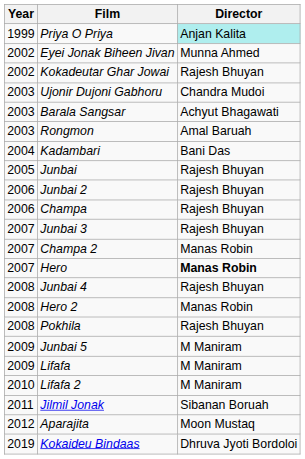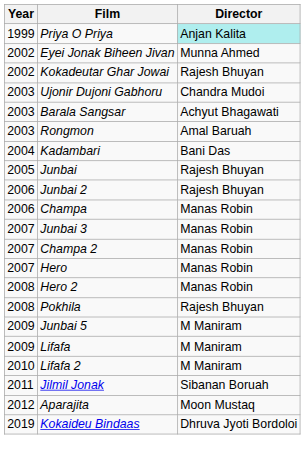(222, 209) Rajesh Bhuyan -> (217, 209) Manas Robin
(222, 229) Rajesh Bhuyan -> (217, 229) Manas Robin
(219, 268) bold -> (217, 268) normal
- row: (64, 287)
